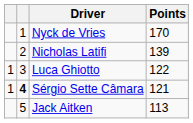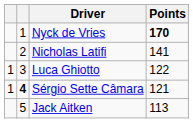(159, 32) normal -> (159, 32) bold
(159, 51) 139 -> (159, 51) 141
